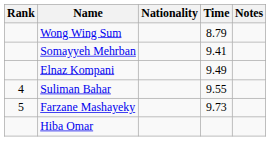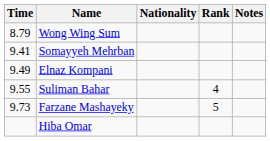columns swapped: (21, 13) <-> (216, 13)
